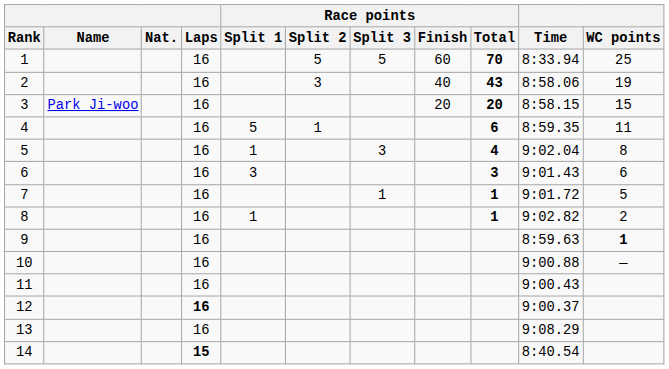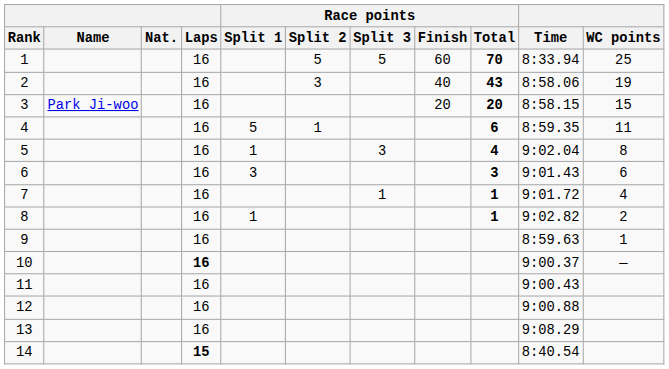(623, 195) 5 -> (623, 195) 4
(623, 240) bold -> (623, 240) normal
(201, 263) normal -> (201, 263) bold
(551, 263) 9:00.88 -> (551, 263) 9:00.37
(201, 308) bold -> (201, 308) normal
(551, 308) 9:00.37 -> (551, 308) 9:00.88
